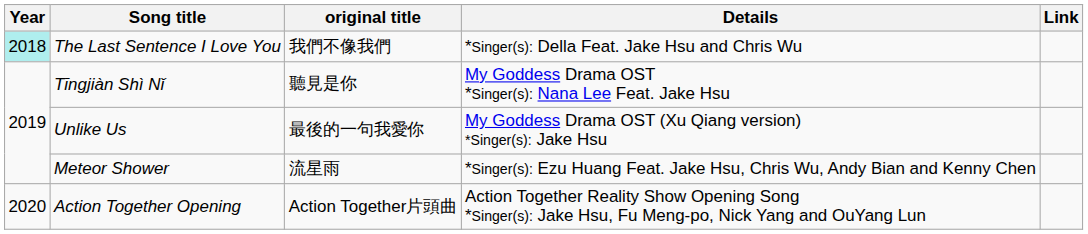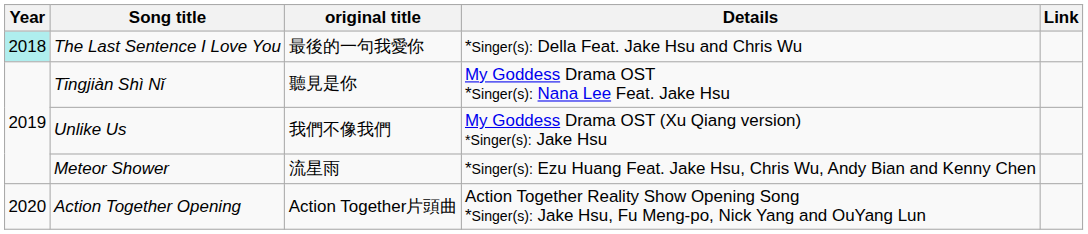(340, 45) 我們不像我們 -> (357, 45) 最後的一句我愛你
(357, 129) 最後的一句我愛你 -> (340, 129) 我們不像我們
